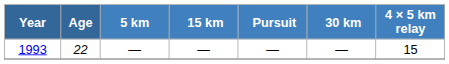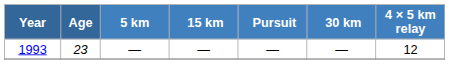(81, 49) 22 -> (81, 49) 23
(410, 49) 15 -> (410, 49) 12
